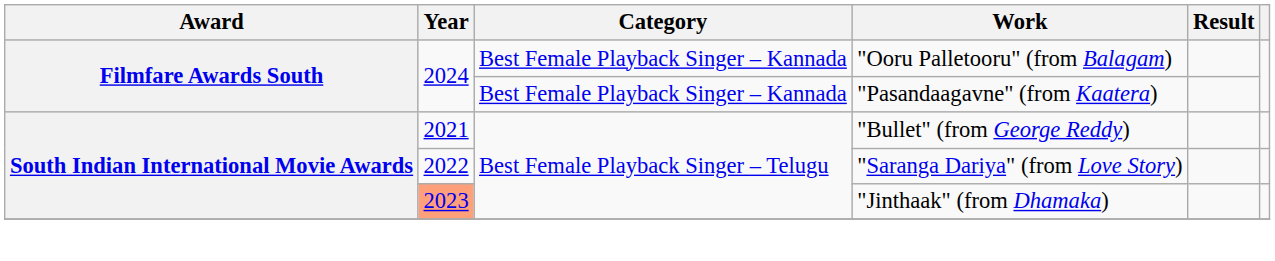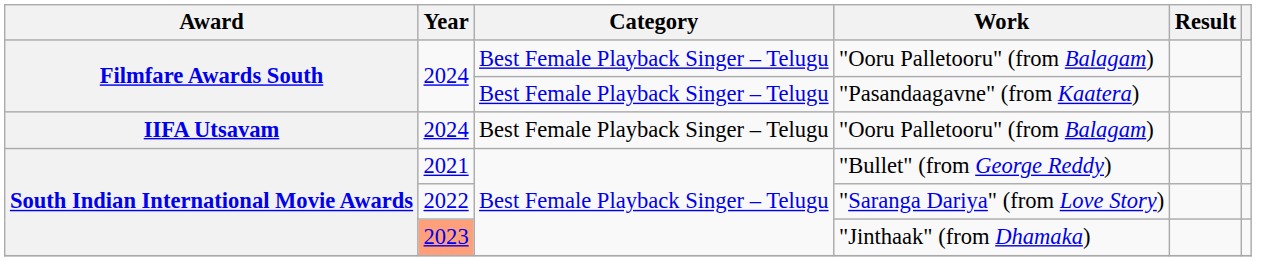(663, 58) Best Female Playback Singer – Kannada -> (654, 58) Best Female Playback Singer – Telugu
(663, 93) Best Female Playback Singer – Kannada -> (654, 93) Best Female Playback Singer – Telugu
+ row: (212, 129)
